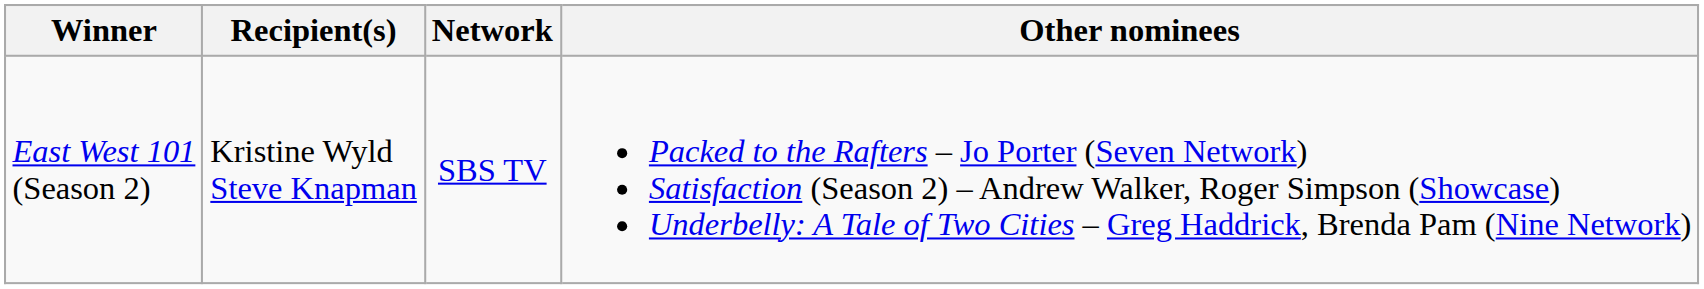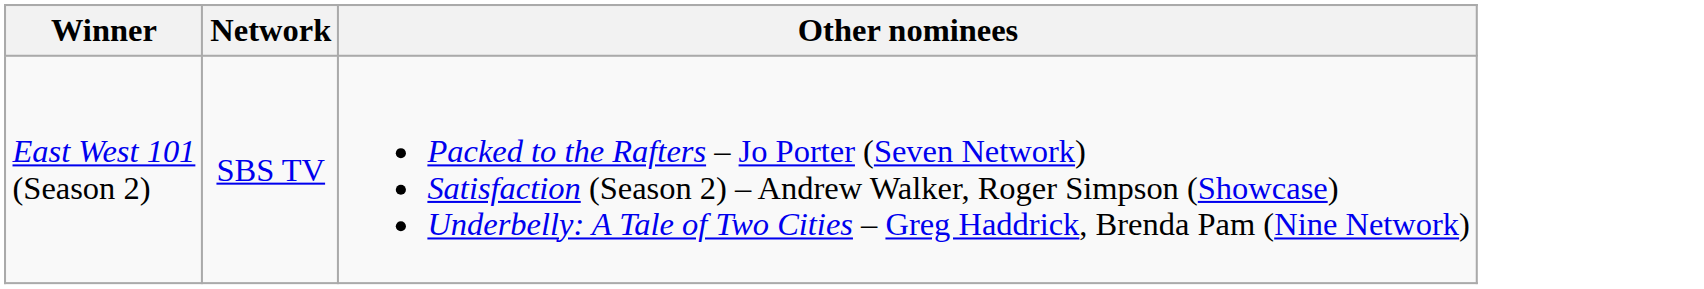- column: (314, 30)
